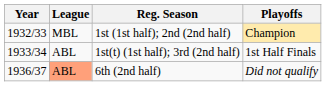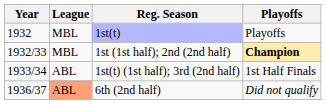+ row: (108, 33)
(270, 33) normal -> (272, 52) bold
